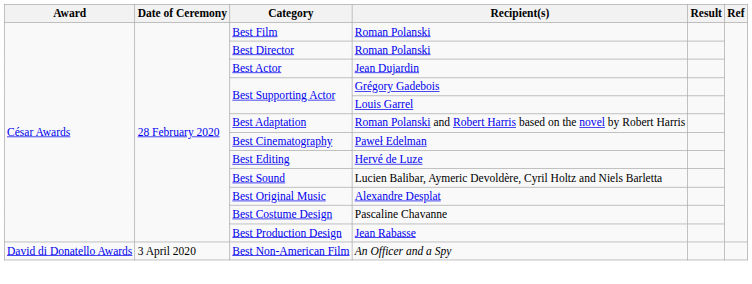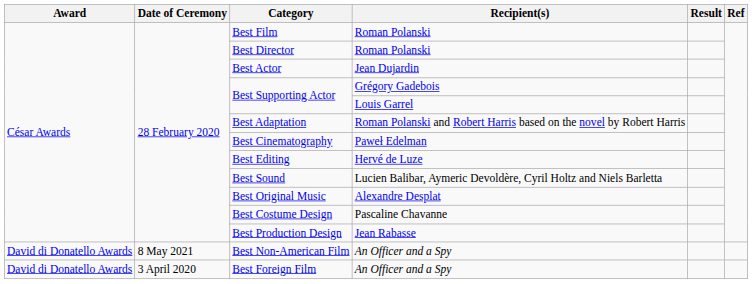(167, 251) 3 April 2020 -> (165, 251) 8 May 2021
+ row: (274, 269)
